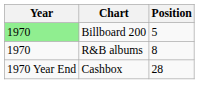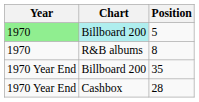(114, 32) no background -> (114, 32) paleturquoise background
+ row: (157, 69)
